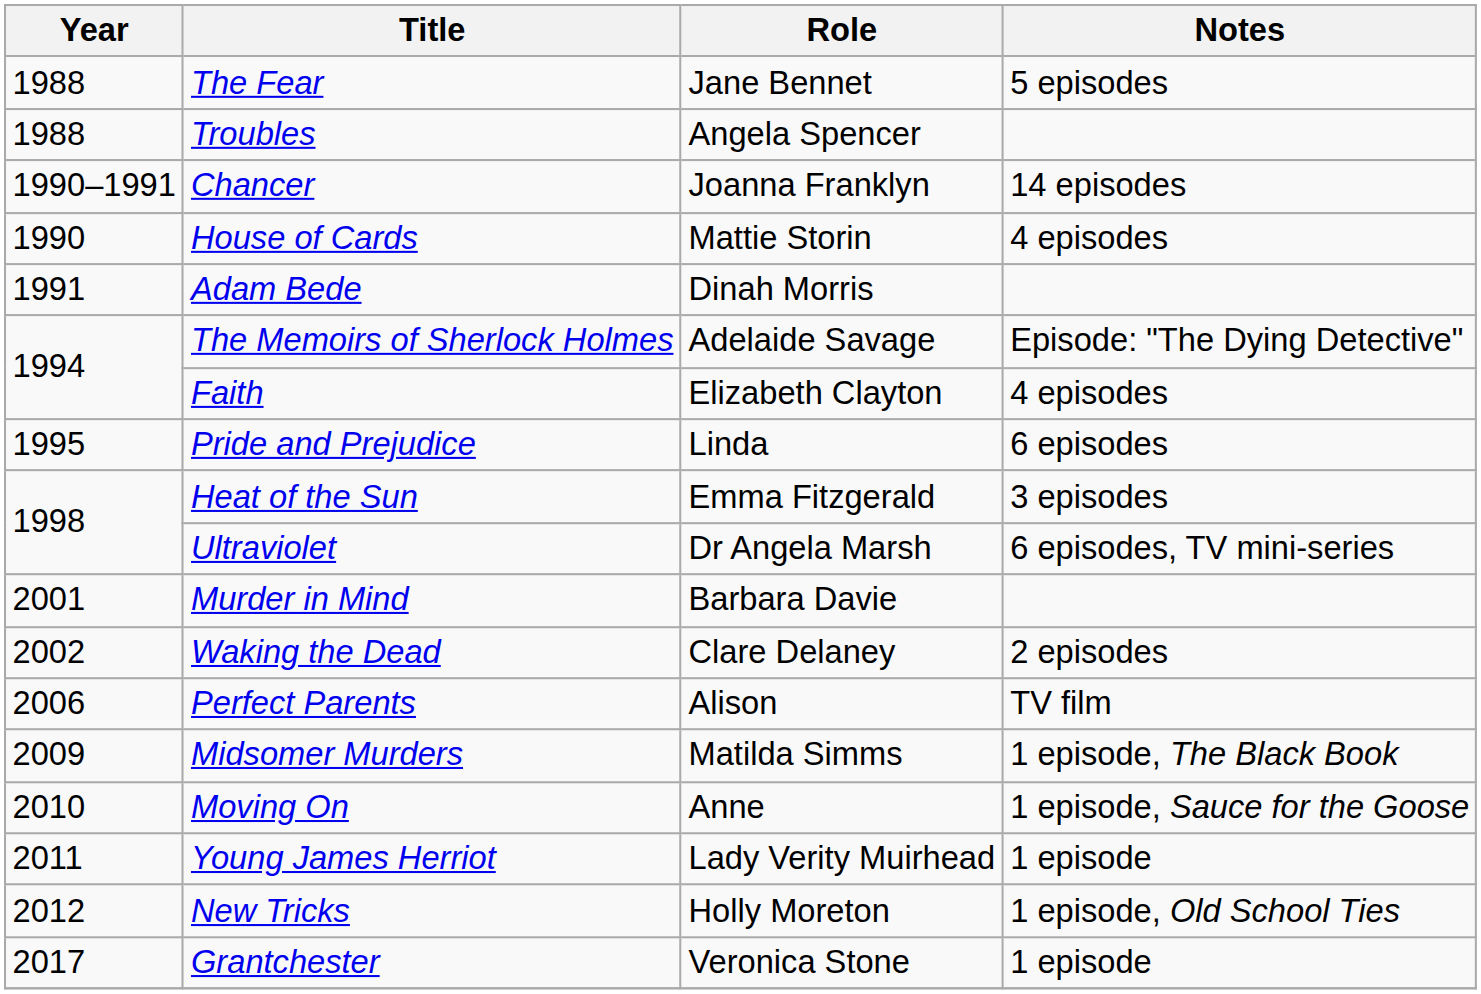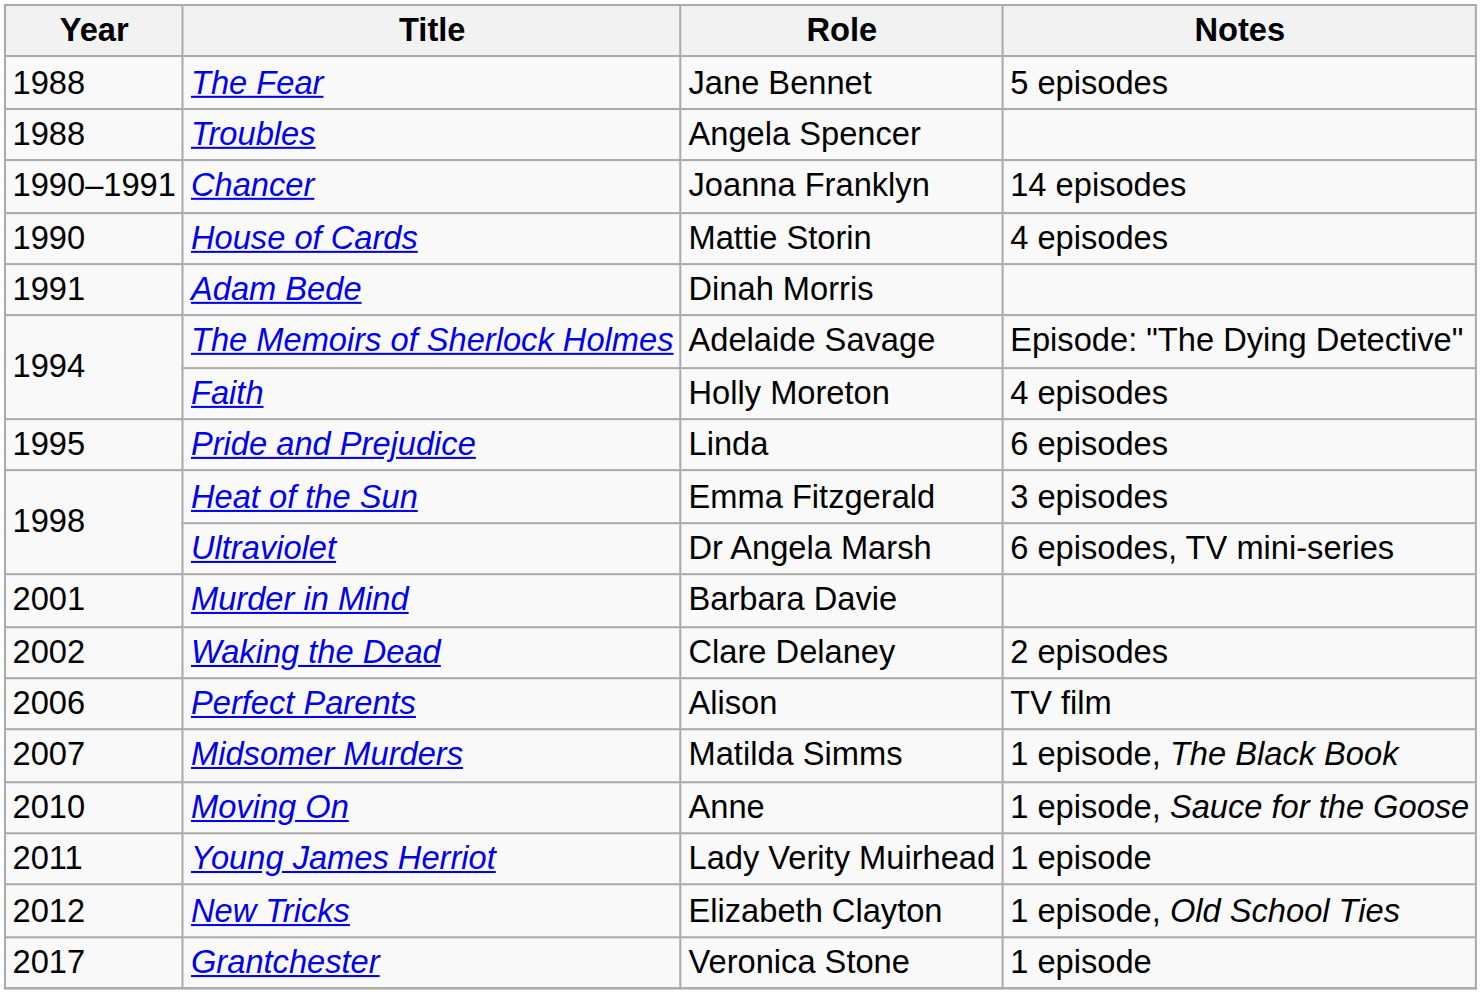(816, 392) Elizabeth Clayton -> (789, 392) Holly Moreton
(49, 755) 2009 -> (49, 755) 2007
(789, 910) Holly Moreton -> (816, 910) Elizabeth Clayton
